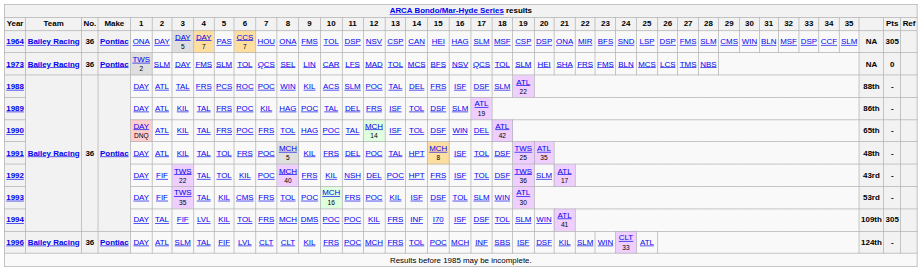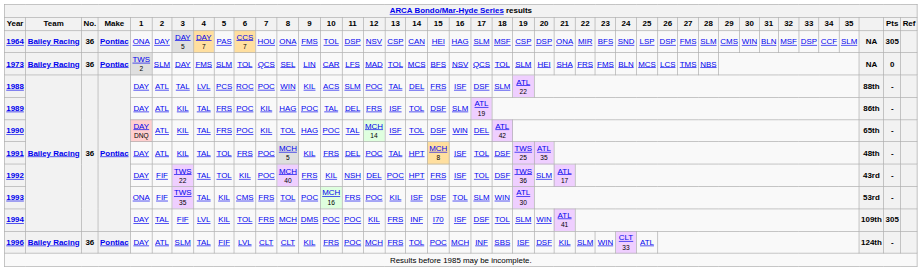(204, 86) FRS -> (204, 86) LVL
(266, 131) FRS -> (266, 131) KIL
(141, 198) DAY -> (141, 198) ONA
